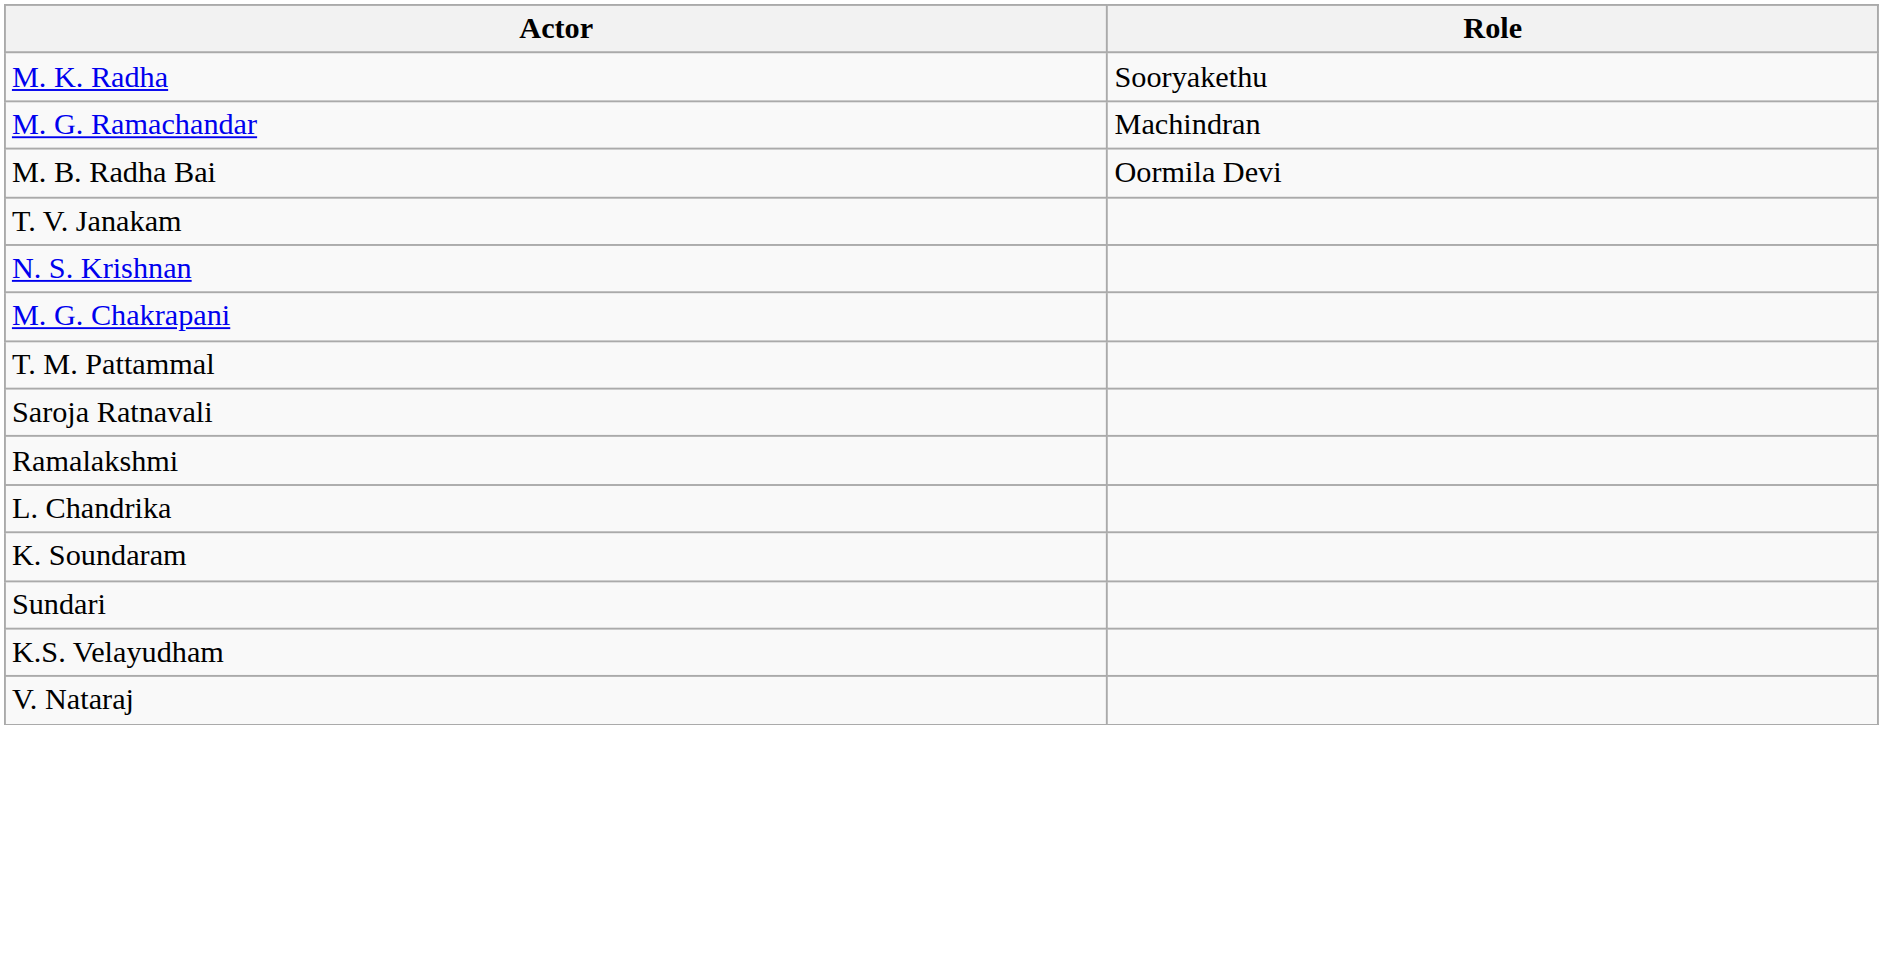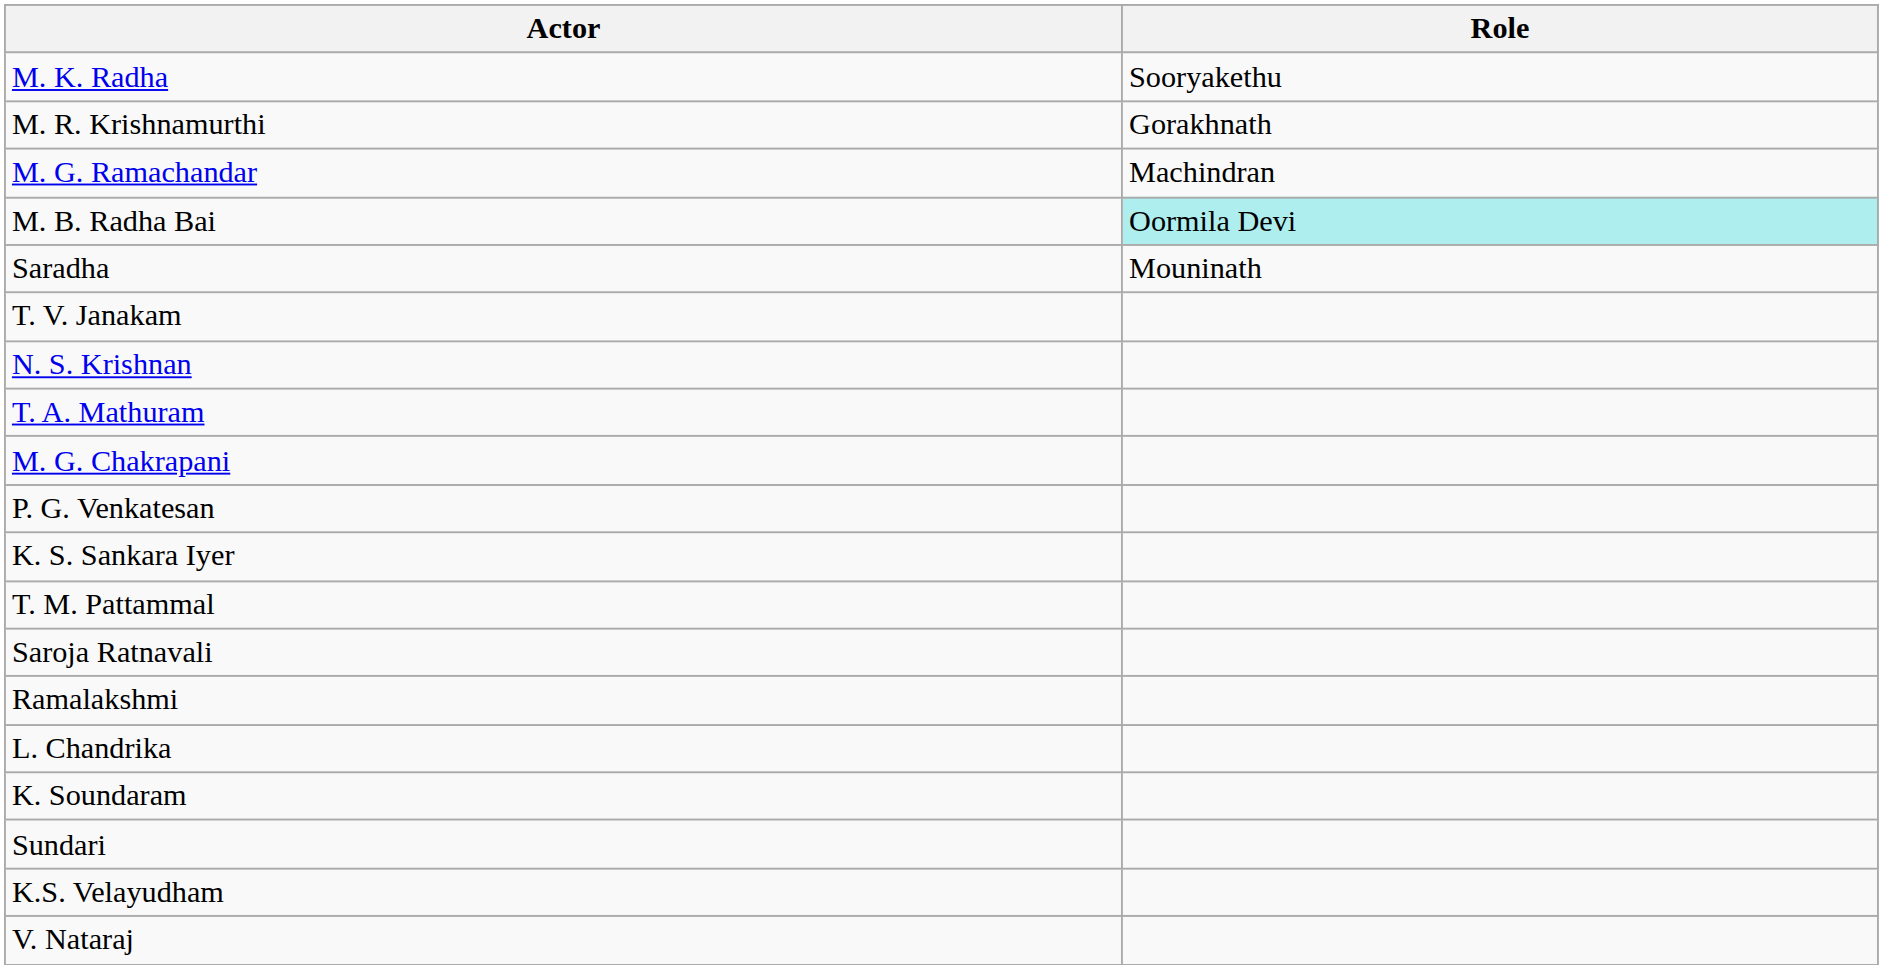+ row: (139, 124)
(1198, 172) no background -> (1213, 220) paleturquoise background
+ row: (61, 268)
+ row: (108, 412)
+ row: (113, 508)
+ row: (123, 556)
